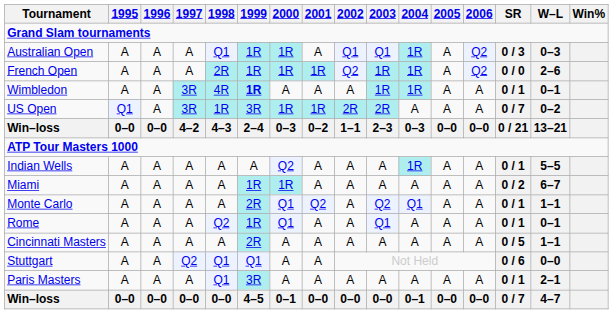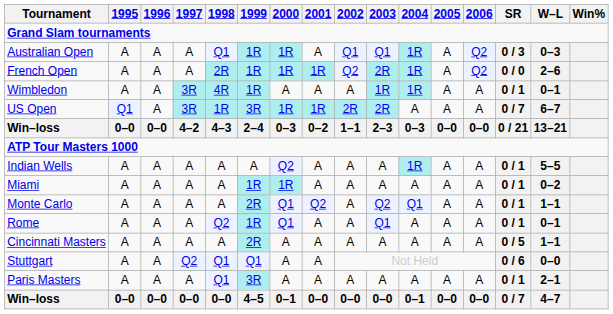(383, 71) 1R -> (383, 71) 2R
(254, 90) bold -> (254, 90) normal
(550, 109) 0–2 -> (550, 109) 6–7
(513, 185) 0 / 2 -> (513, 185) 0 / 1
(550, 185) 6–7 -> (550, 185) 0–2
